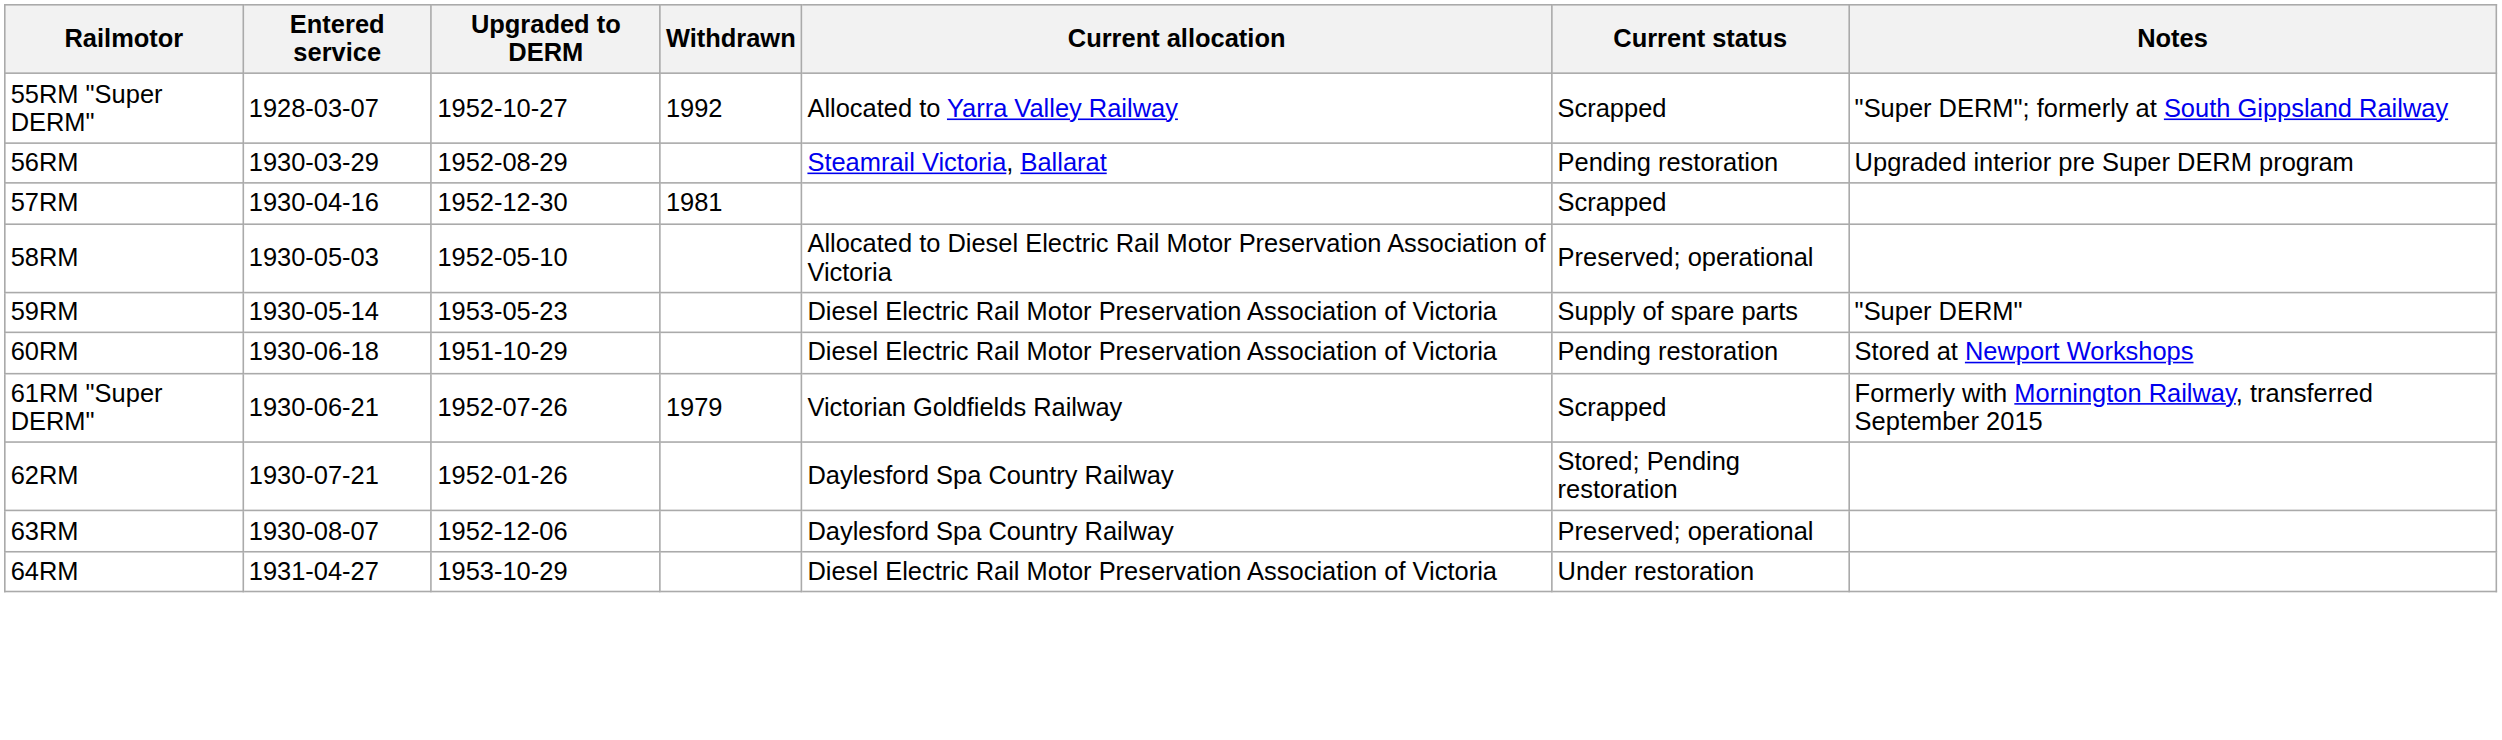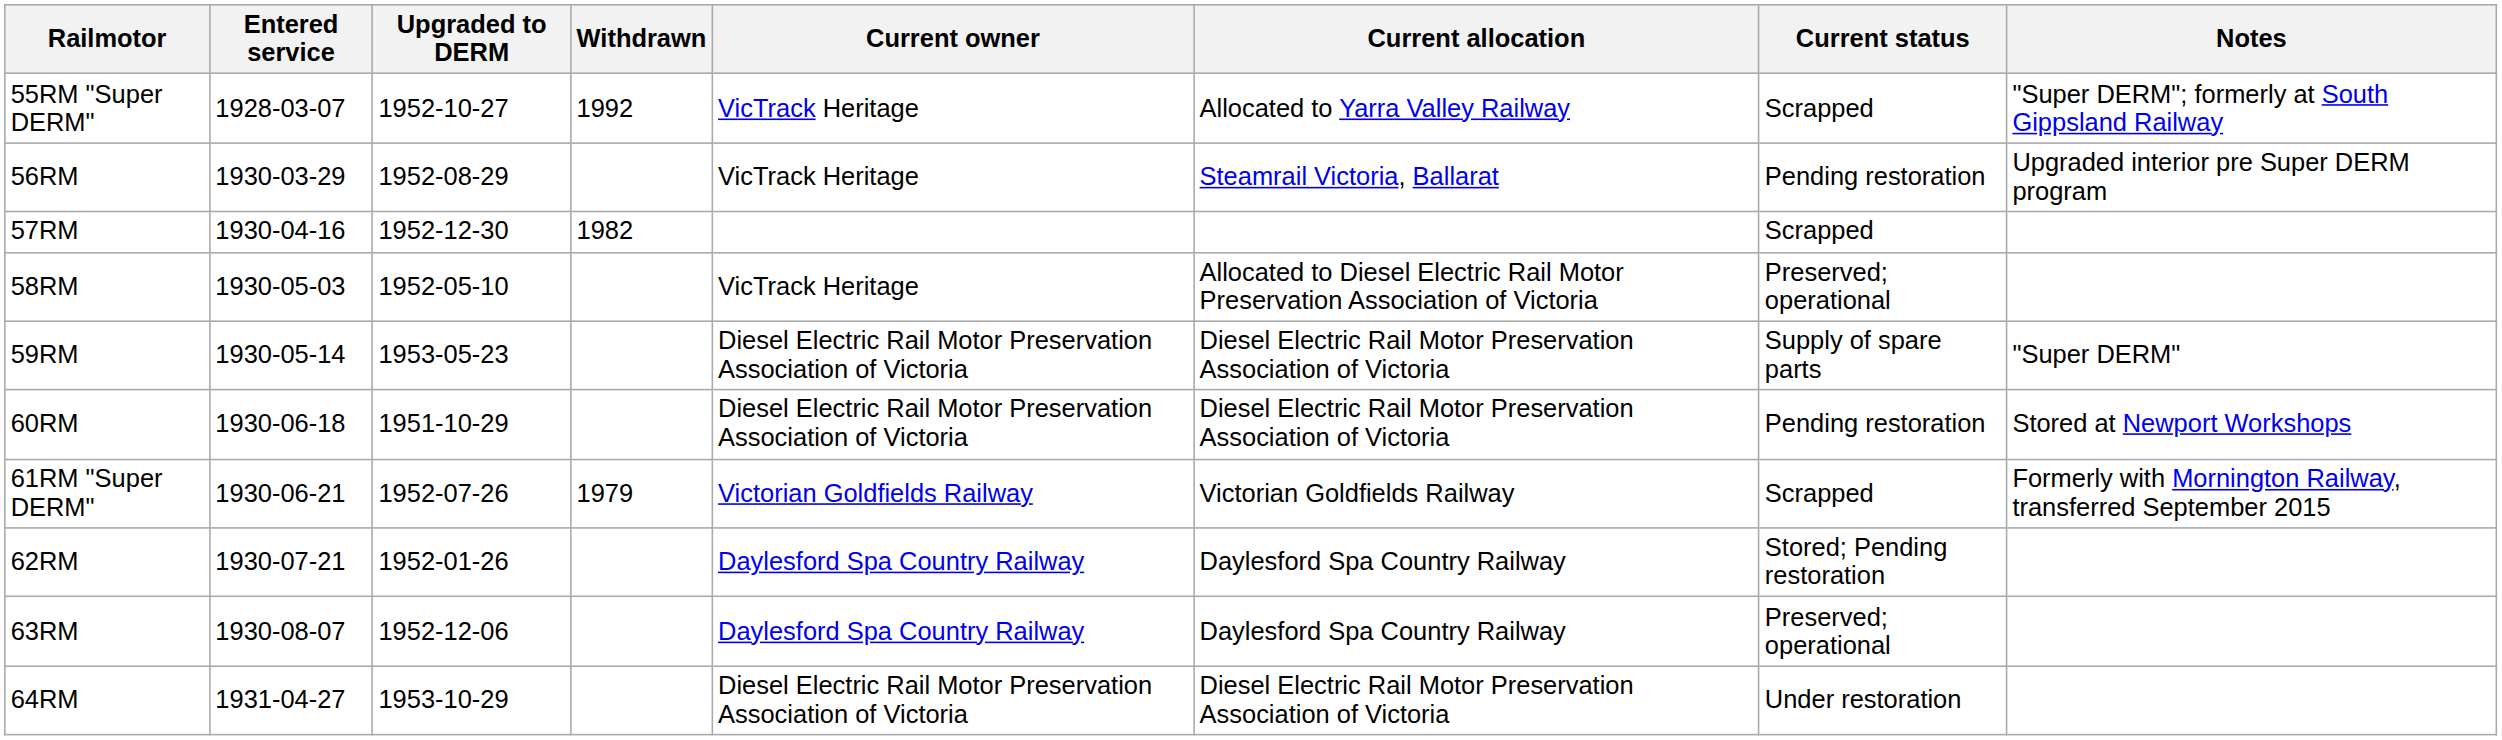+ column: (953, 38)
(694, 202) 1981 -> (605, 231) 1982
